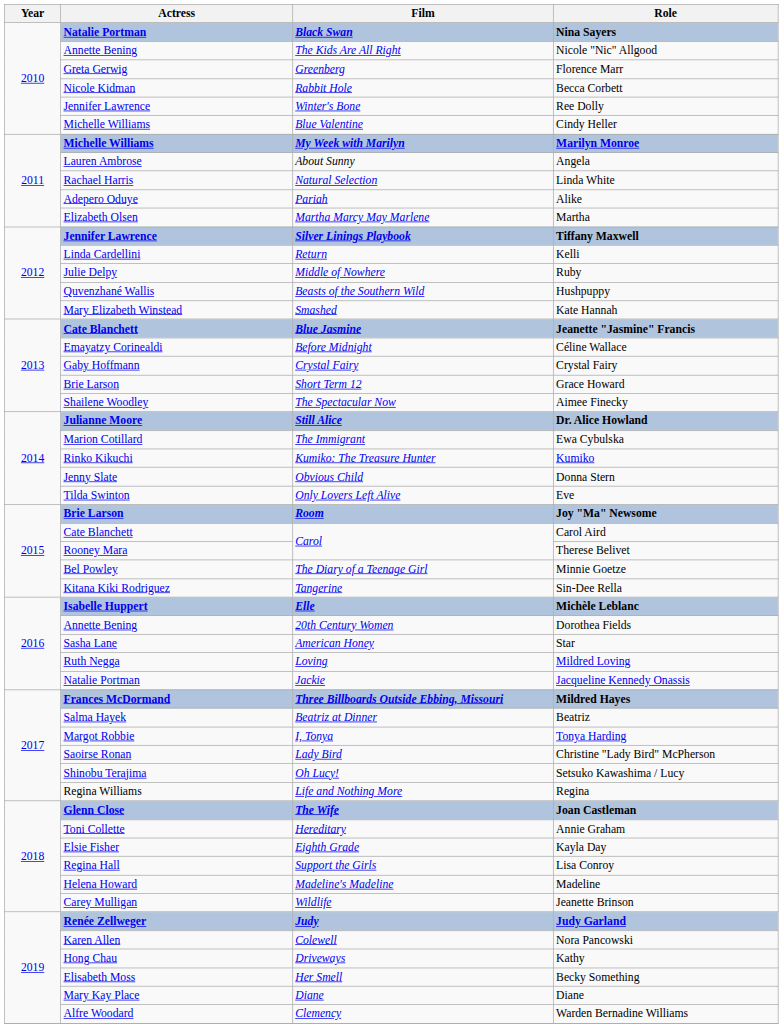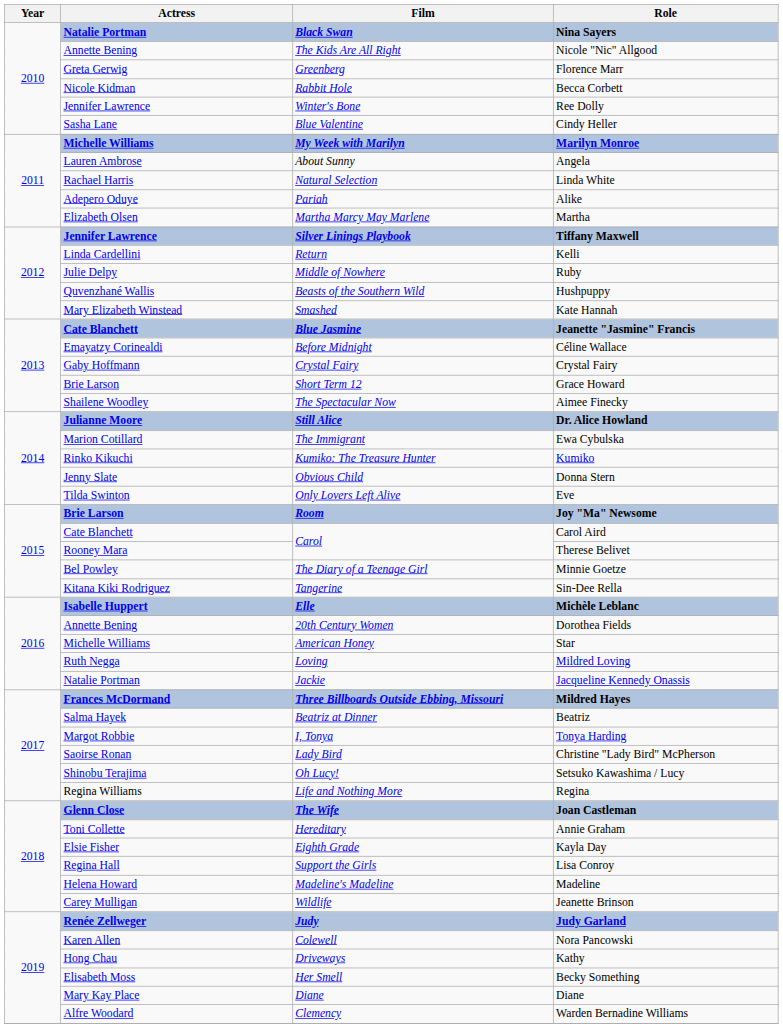(107, 124) Michelle Williams -> (90, 124) Sasha Lane
(90, 643) Sasha Lane -> (107, 643) Michelle Williams
